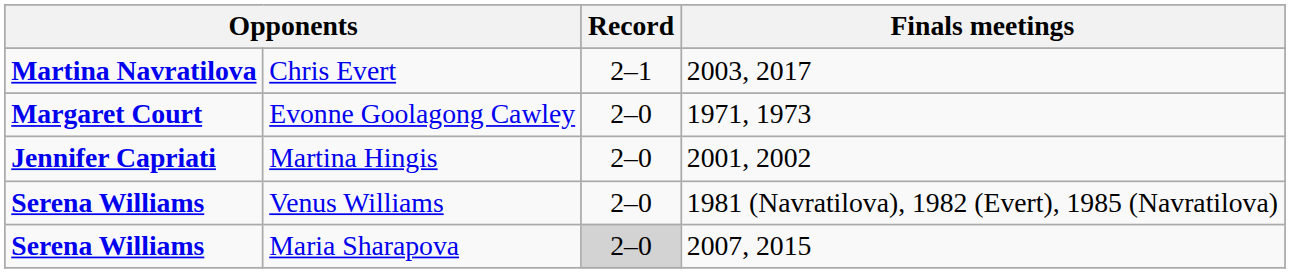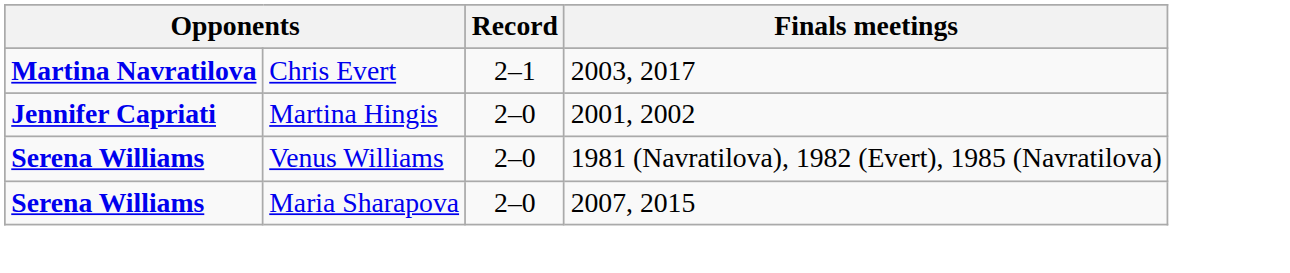- row: (422, 114)
(631, 245) lightgrey background -> (515, 202) no background
